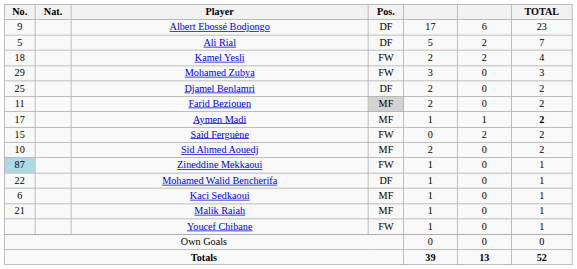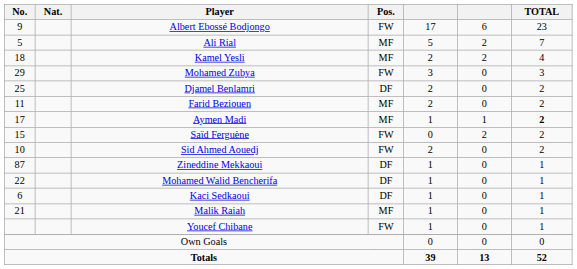(386, 27) DF -> (386, 27) FW
(386, 42) DF -> (386, 42) MF
(386, 57) FW -> (386, 57) MF
(386, 103) lightgrey background -> (386, 103) no background
(386, 149) MF -> (386, 149) FW
(20, 165) lightblue background -> (20, 165) no background
(386, 165) FW -> (386, 165) DF
(386, 195) MF -> (386, 195) DF
